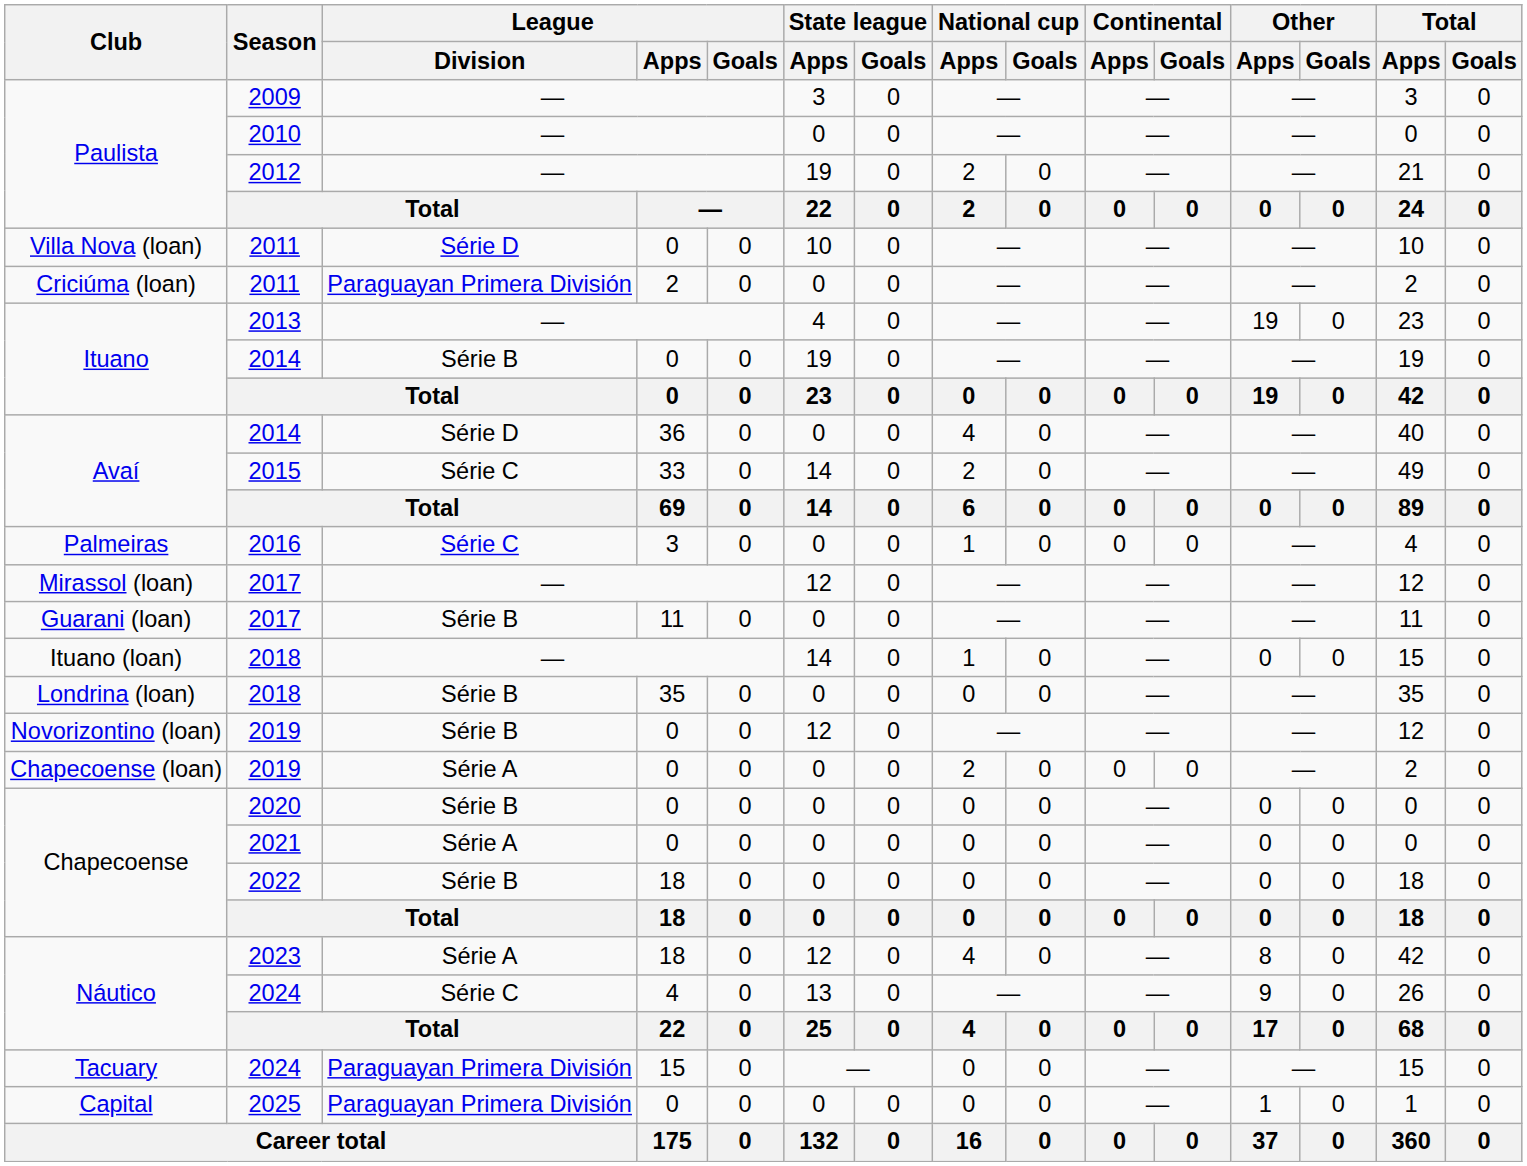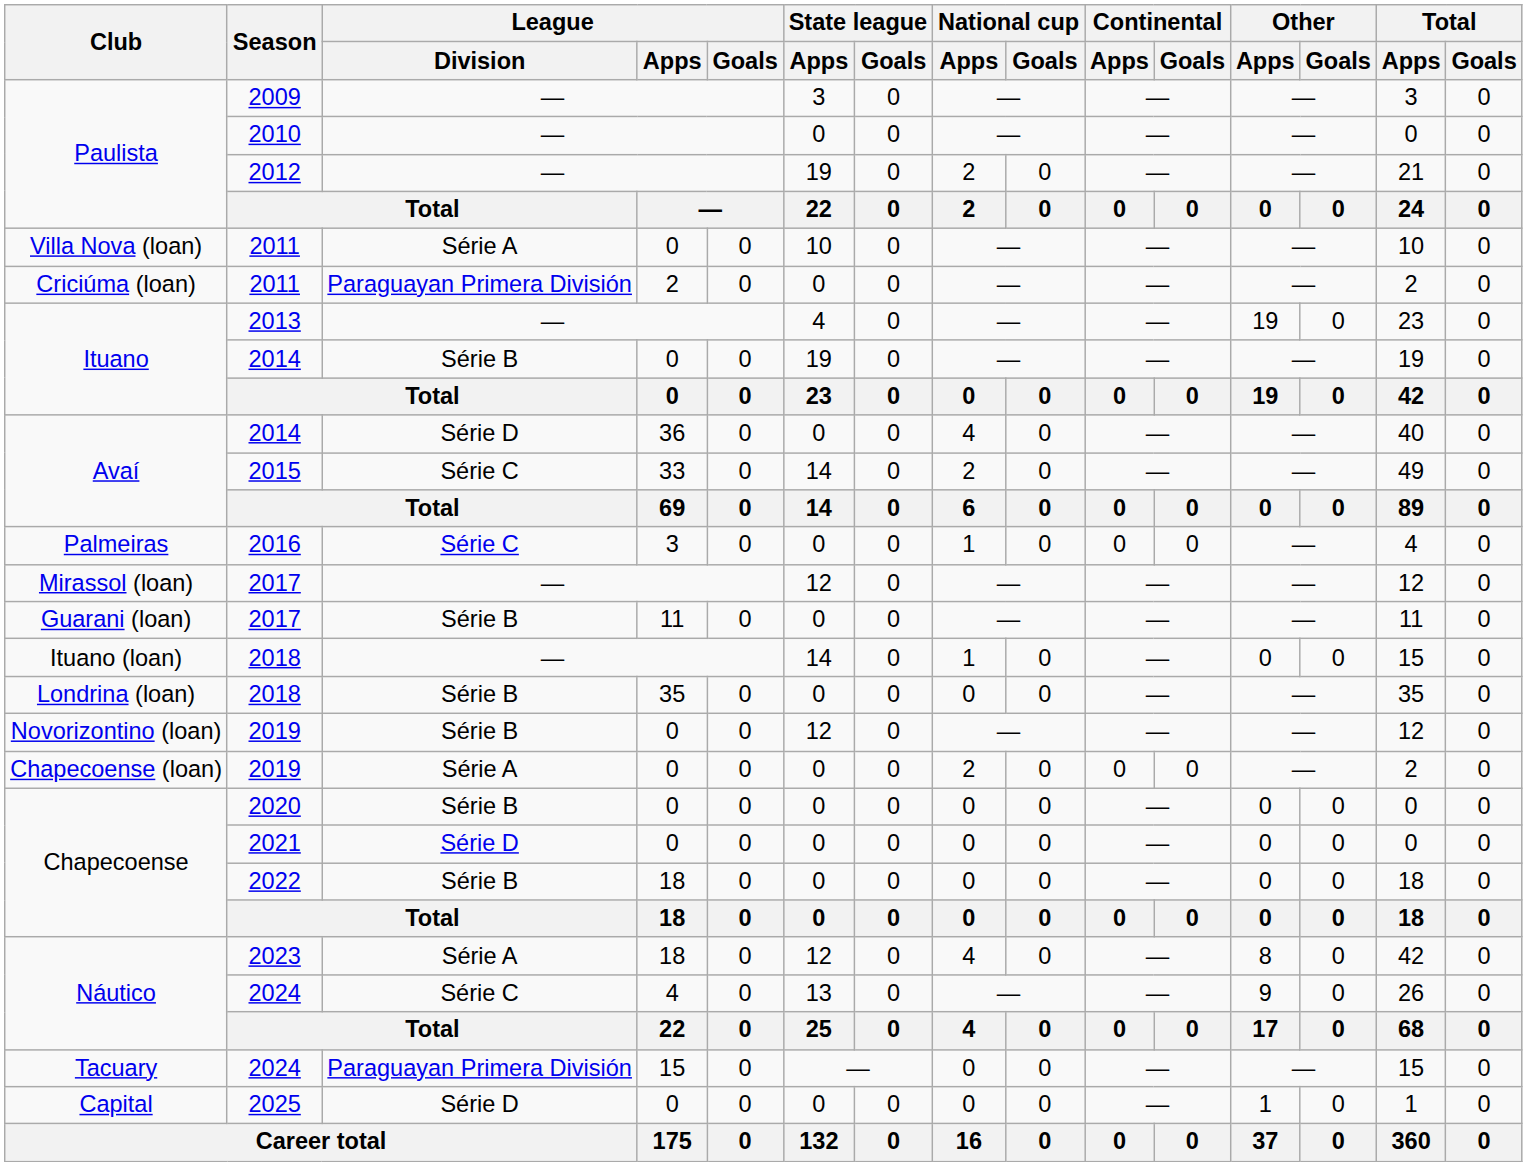(480, 246) Série D -> (480, 246) Série A
(480, 843) Série A -> (480, 843) Série D
(480, 1104) Paraguayan Primera División -> (480, 1104) Série D
